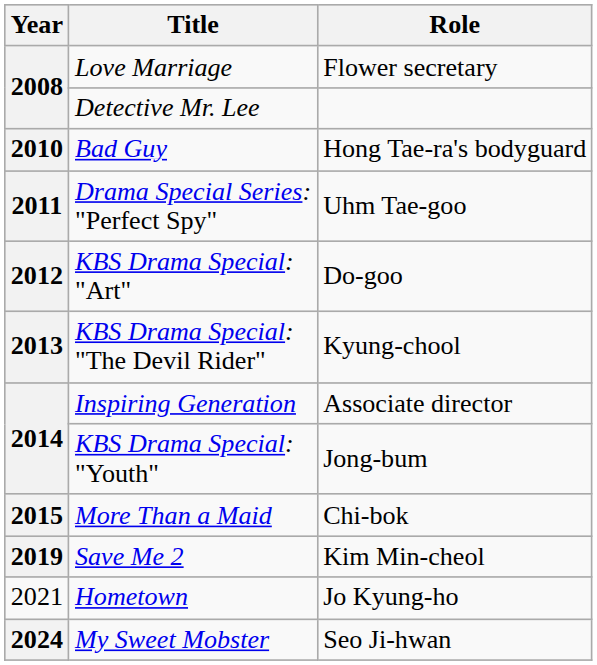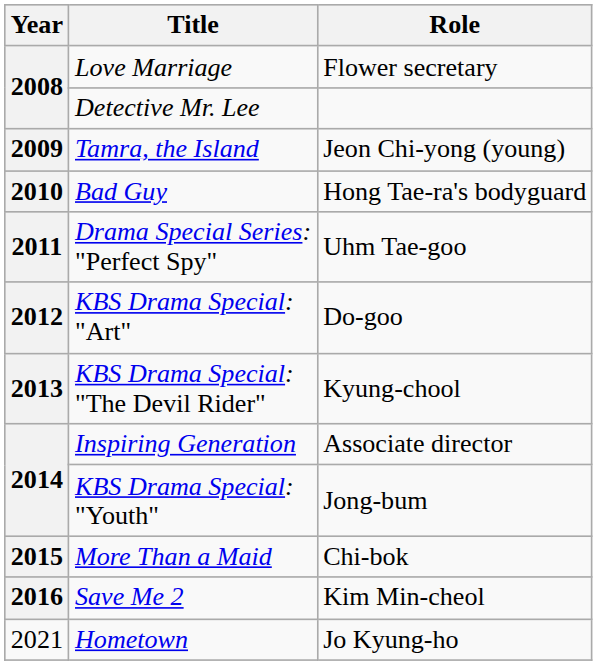+ row: (167, 149)
(37, 556) 2019 -> (37, 597) 2016
- row: (172, 638)
